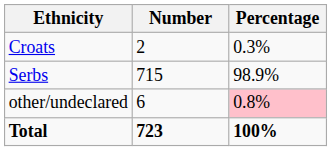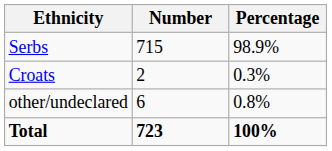rows swapped: (28, 74) <-> (32, 46)
(252, 103) pink background -> (252, 103) no background
